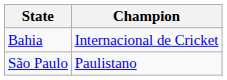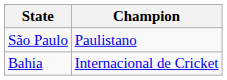rows swapped: (25, 39) <-> (38, 63)
